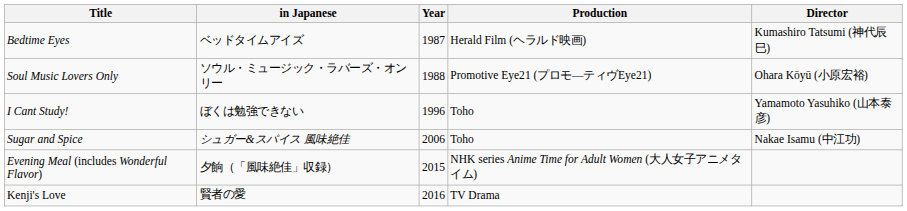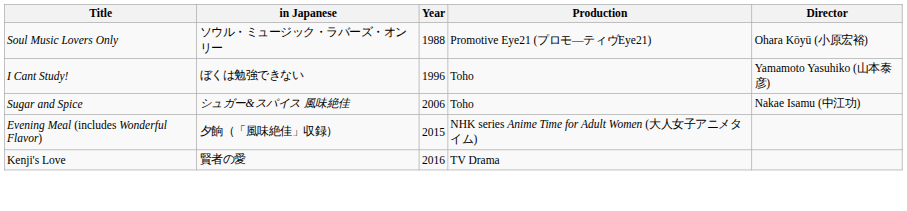- row: (38, 40)
